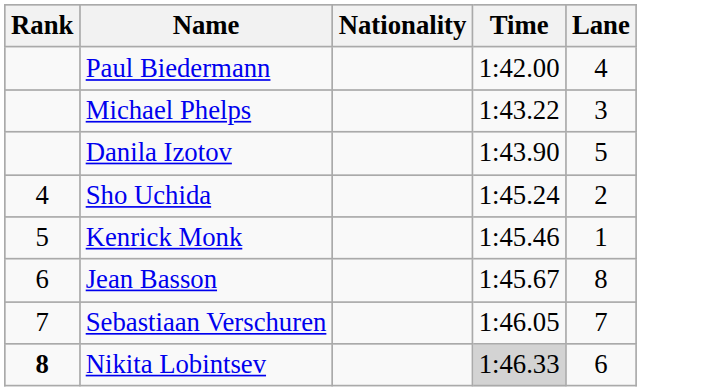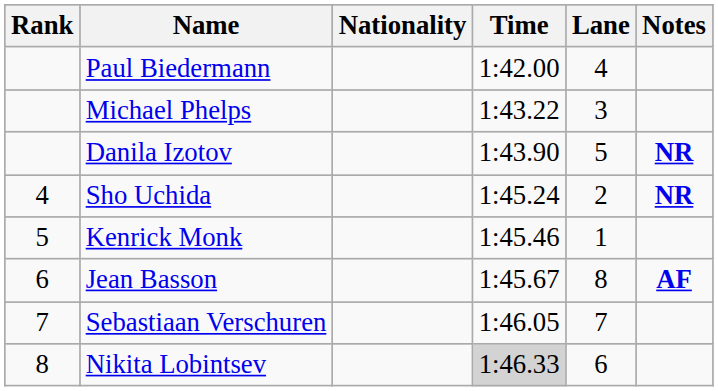+ column: (674, 25)
(42, 364) bold -> (42, 364) normal
